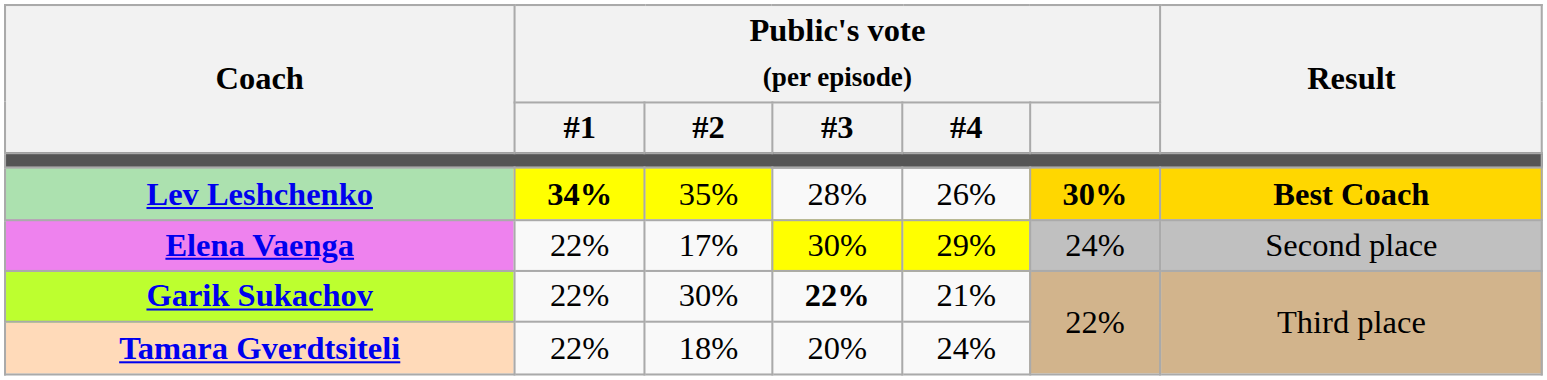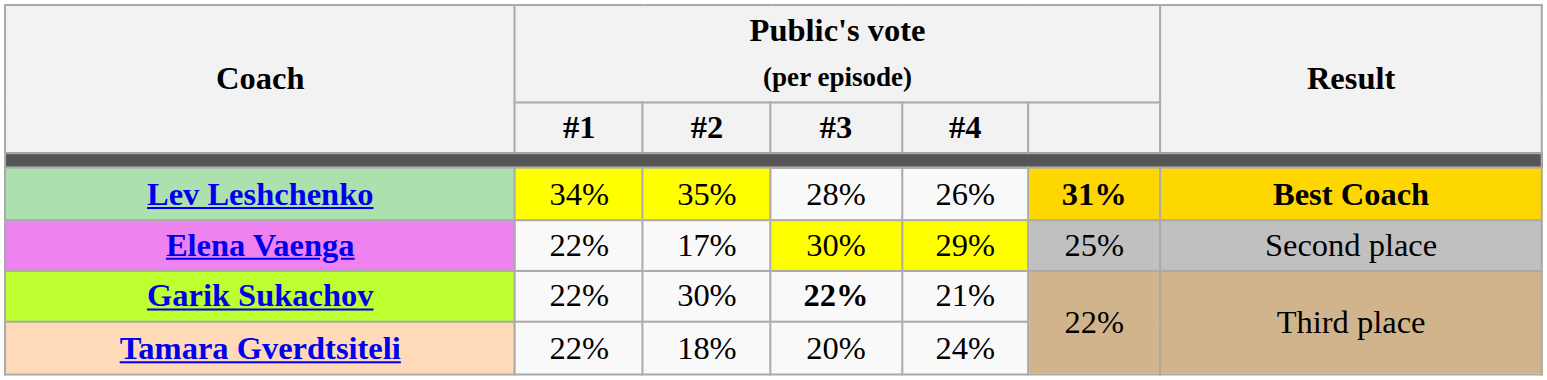(580, 193) bold -> (579, 193) normal
(1095, 193) 30% -> (1094, 193) 31%
(1095, 244) 24% -> (1094, 244) 25%
